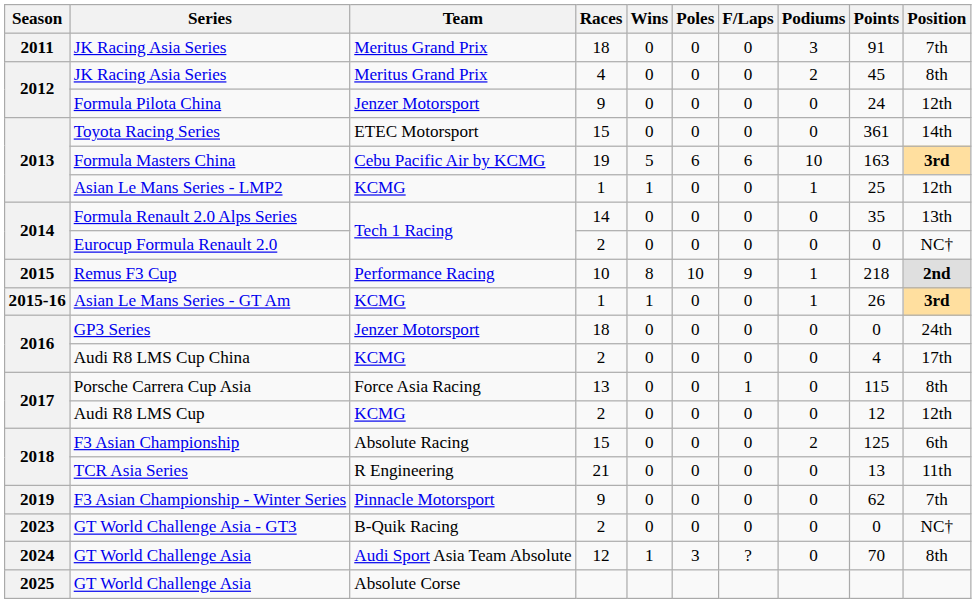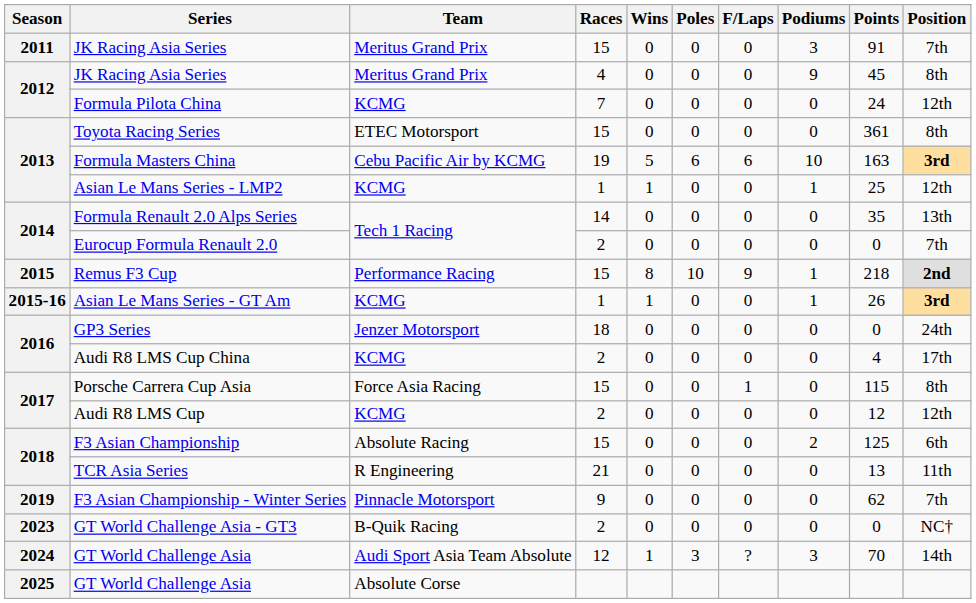(601, 47) 18 -> (601, 47) 15
(814, 75) 2 -> (814, 75) 9
(417, 103) Jenzer Motorsport -> (380, 103) KCMG
(601, 103) 9 -> (601, 103) 7
(937, 132) 14th -> (937, 132) 8th
(937, 245) NC† -> (937, 245) 7th
(601, 273) 10 -> (601, 273) 15
(601, 386) 13 -> (601, 386) 15
(814, 556) 0 -> (814, 556) 3
(937, 556) 8th -> (937, 556) 14th
